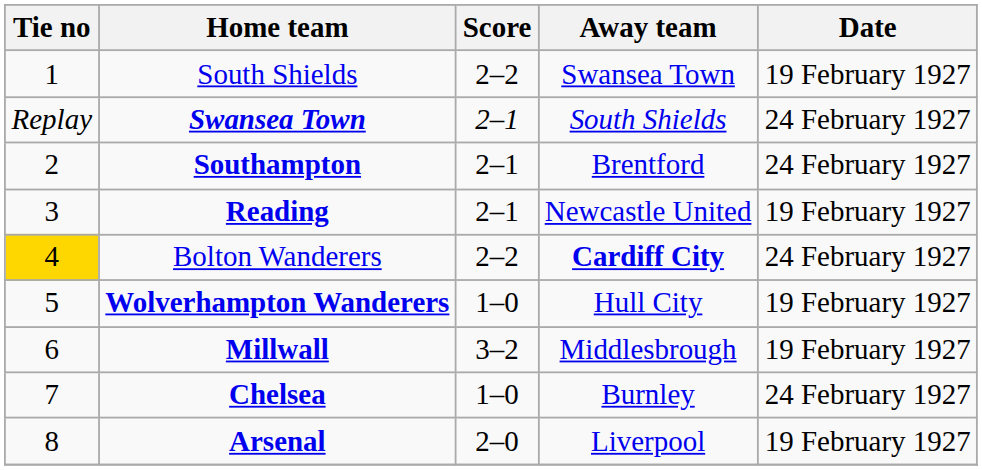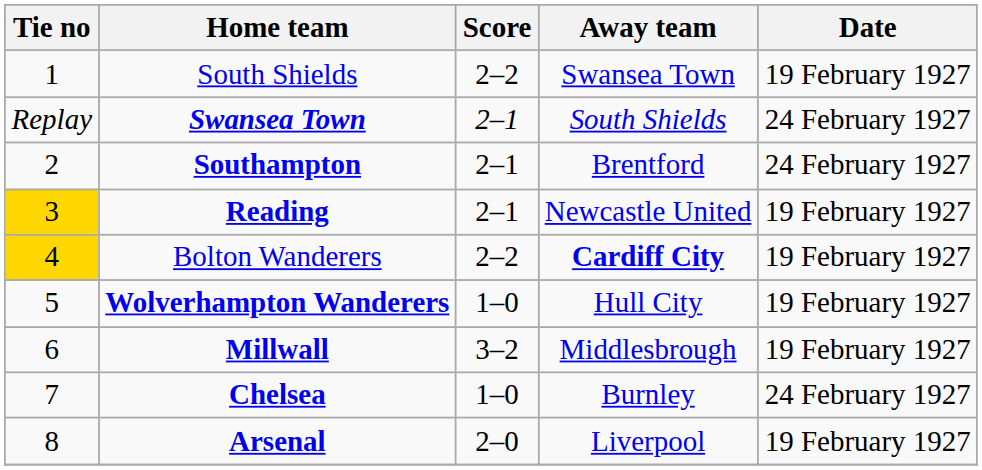(52, 211) no background -> (52, 211) gold background
(868, 257) 24 February 1927 -> (868, 257) 19 February 1927
